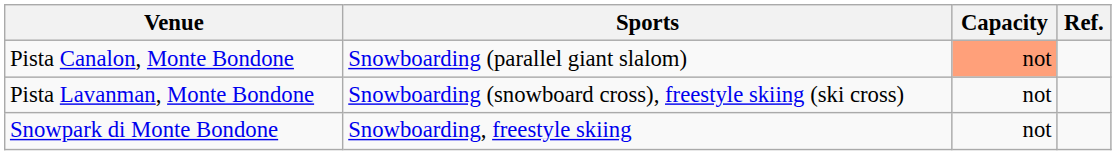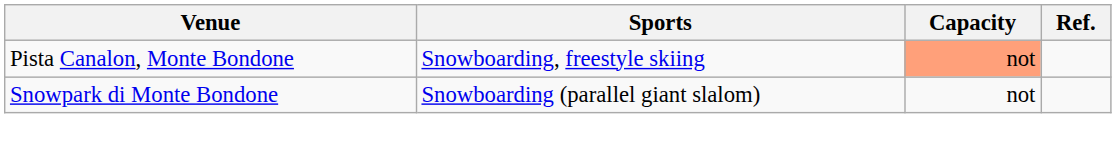(518, 58) Snowboarding (parallel giant slalom) -> (563, 58) Snowboarding, freestyle skiing
- row: (162, 94)
(490, 130) Snowboarding, freestyle skiing -> (591, 94) Snowboarding (parallel giant slalom)
